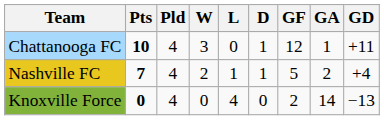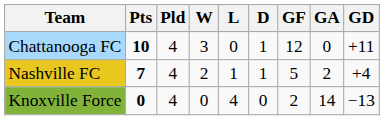(327, 45) 1 -> (327, 45) 0
